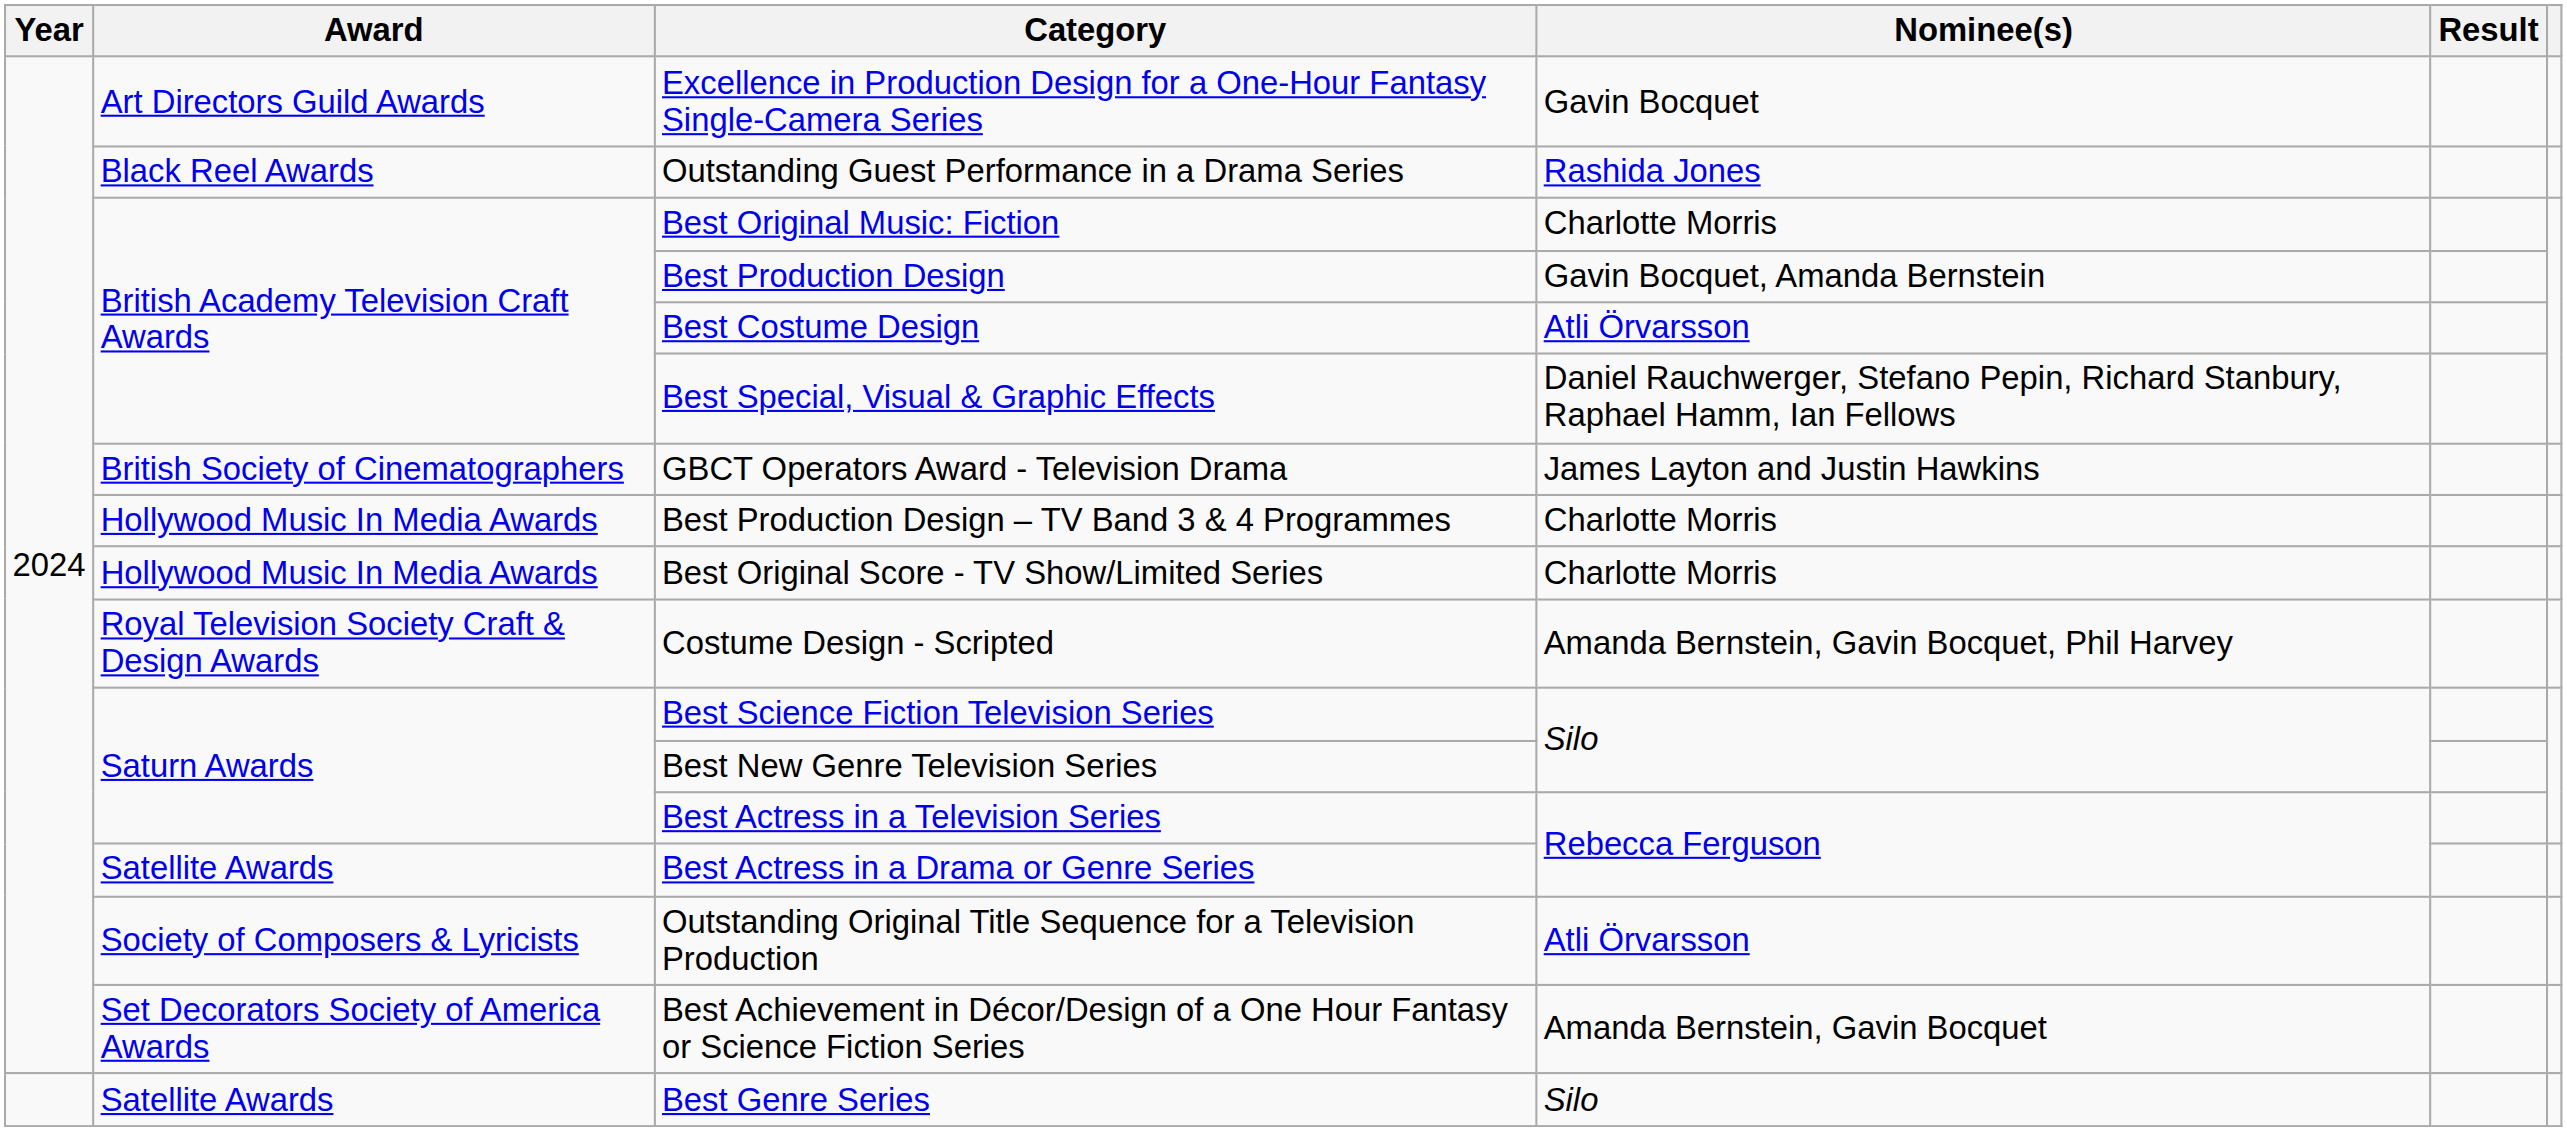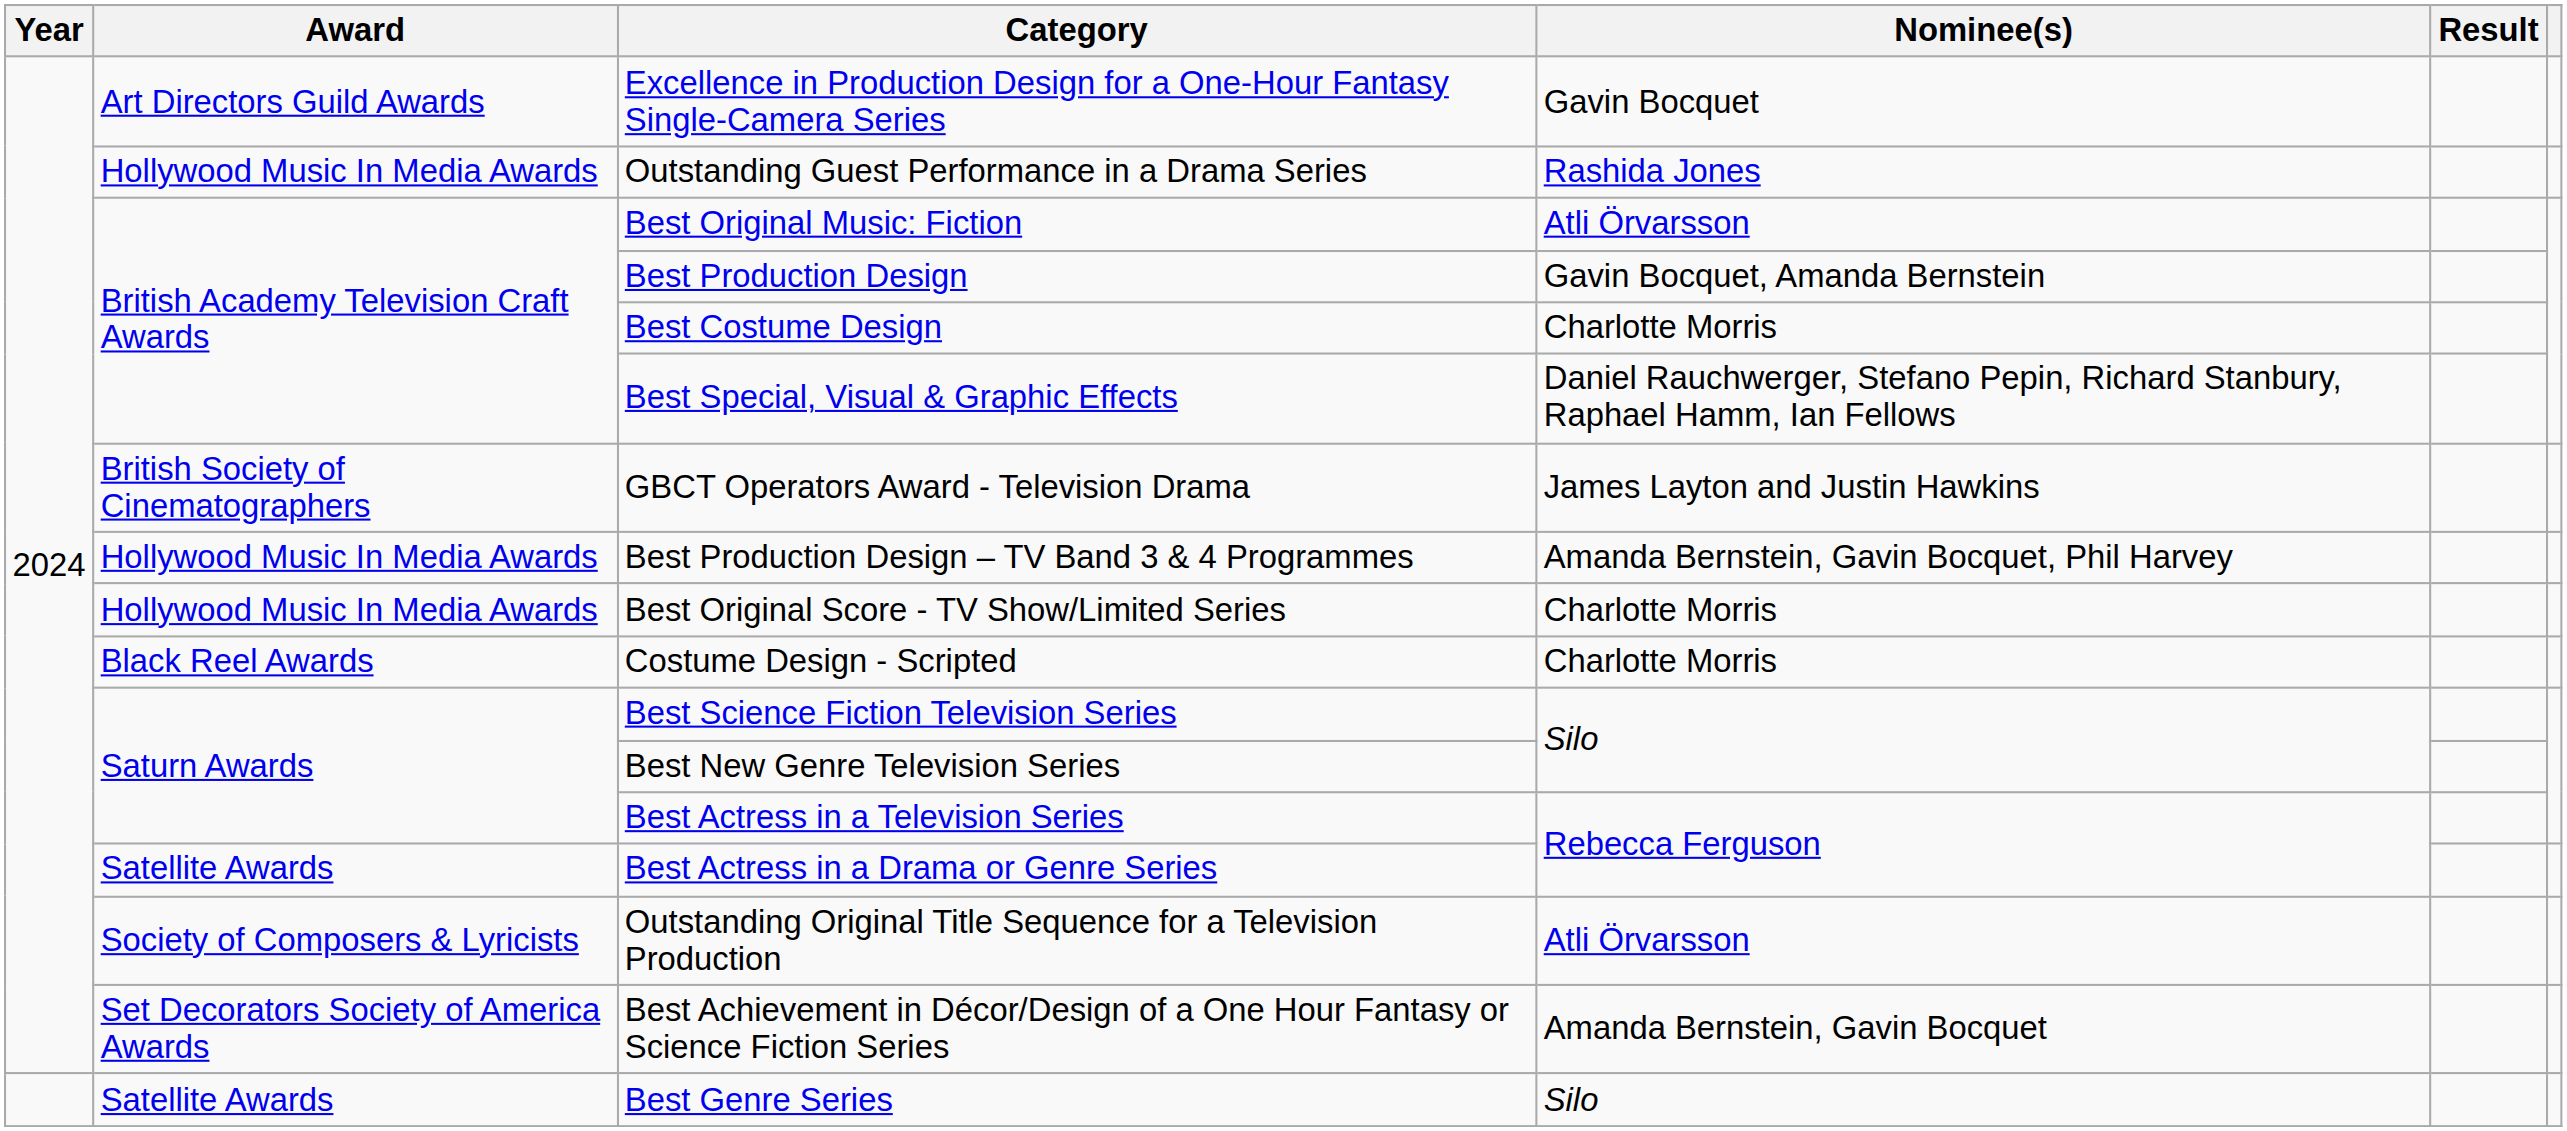(237, 171) Black Reel Awards -> (349, 171) Hollywood Music In Media Awards
(1660, 223) Charlotte Morris -> (1647, 223) Atli Örvarsson
(1647, 327) Atli Örvarsson -> (1660, 327) Charlotte Morris
(1660, 520) Charlotte Morris -> (1888, 557) Amanda Bernstein, Gavin Bocquet, Phil Harvey
(333, 642) Royal Television Society Craft & Design Awards -> (237, 661) Black Reel Awards
(1888, 642) Amanda Bernstein, Gavin Bocquet, Phil Harvey -> (1660, 661) Charlotte Morris
